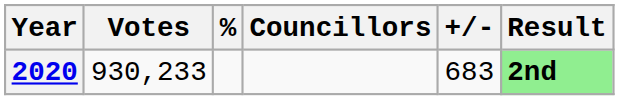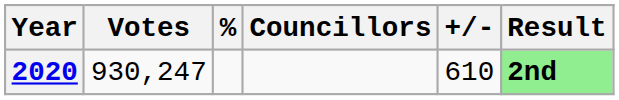(149, 72) 930,233 -> (149, 72) 930,247
(469, 72) 683 -> (469, 72) 610
